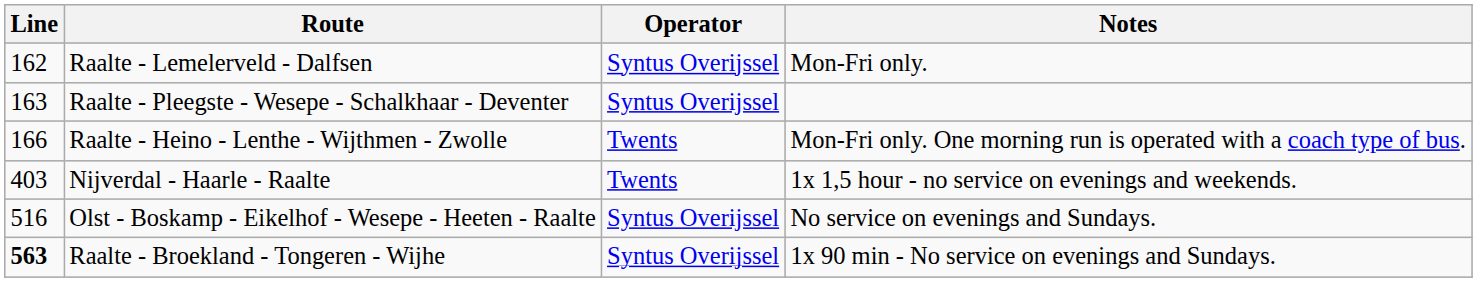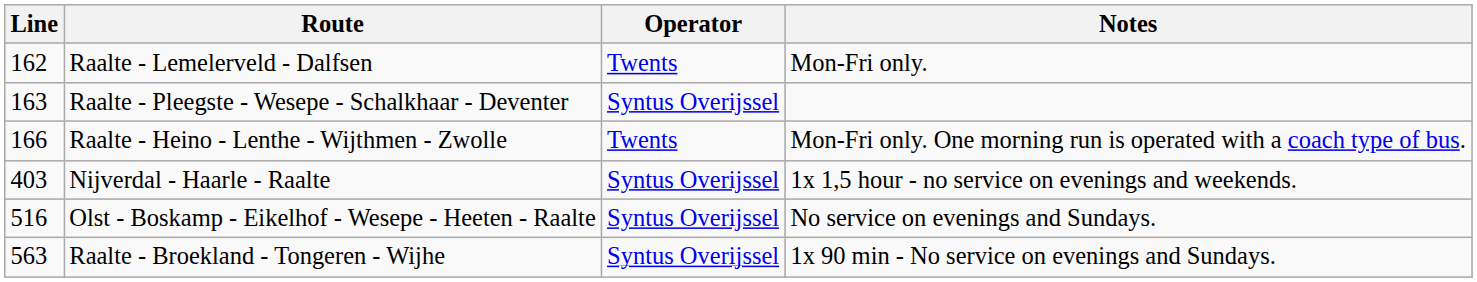(693, 62) Syntus Overijssel -> (642, 62) Twents
(642, 179) Twents -> (693, 179) Syntus Overijssel
(29, 256) bold -> (29, 256) normal
